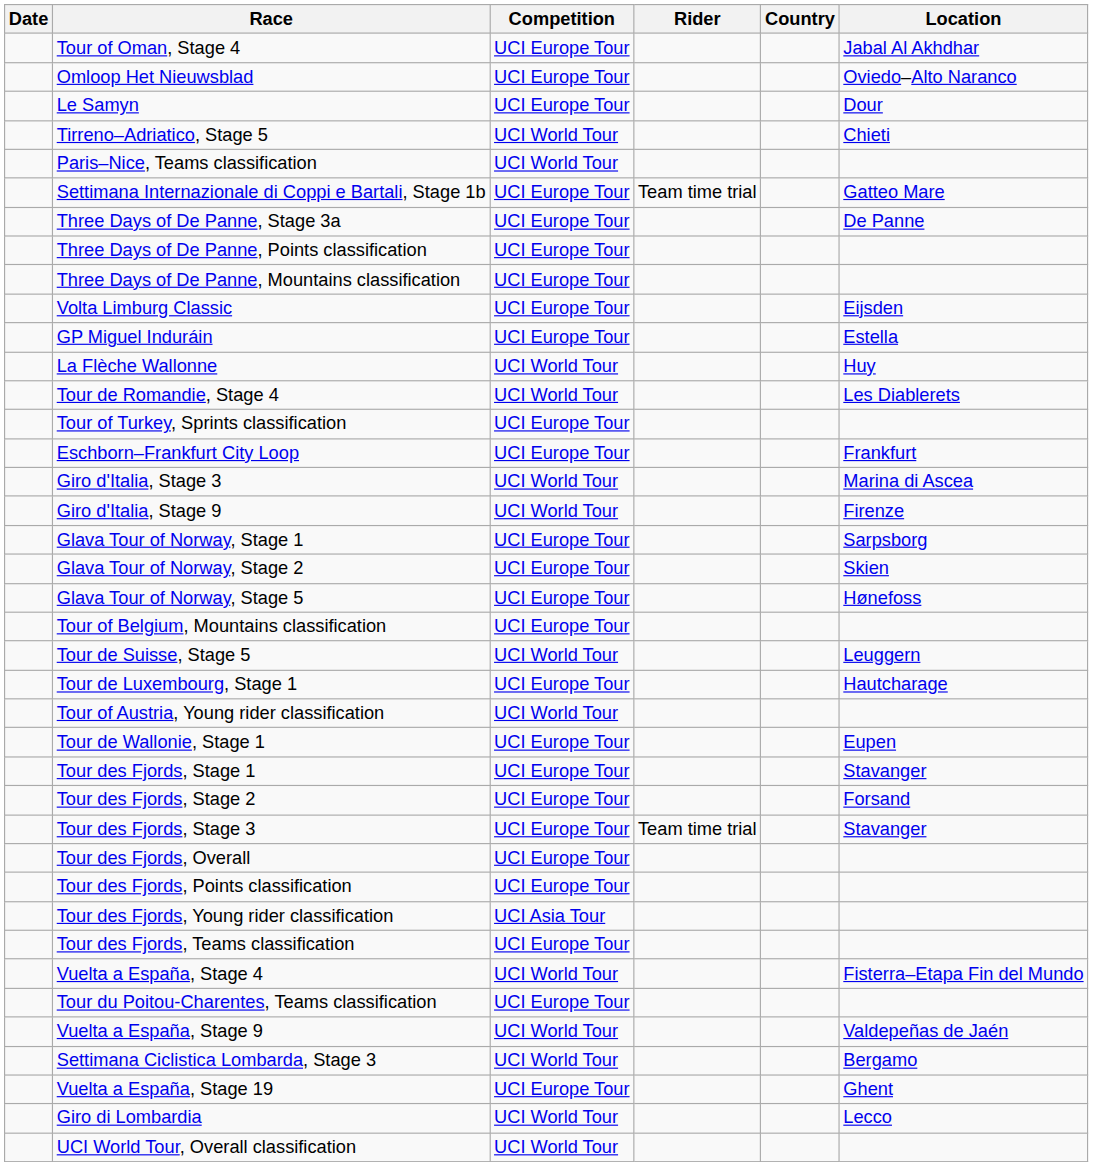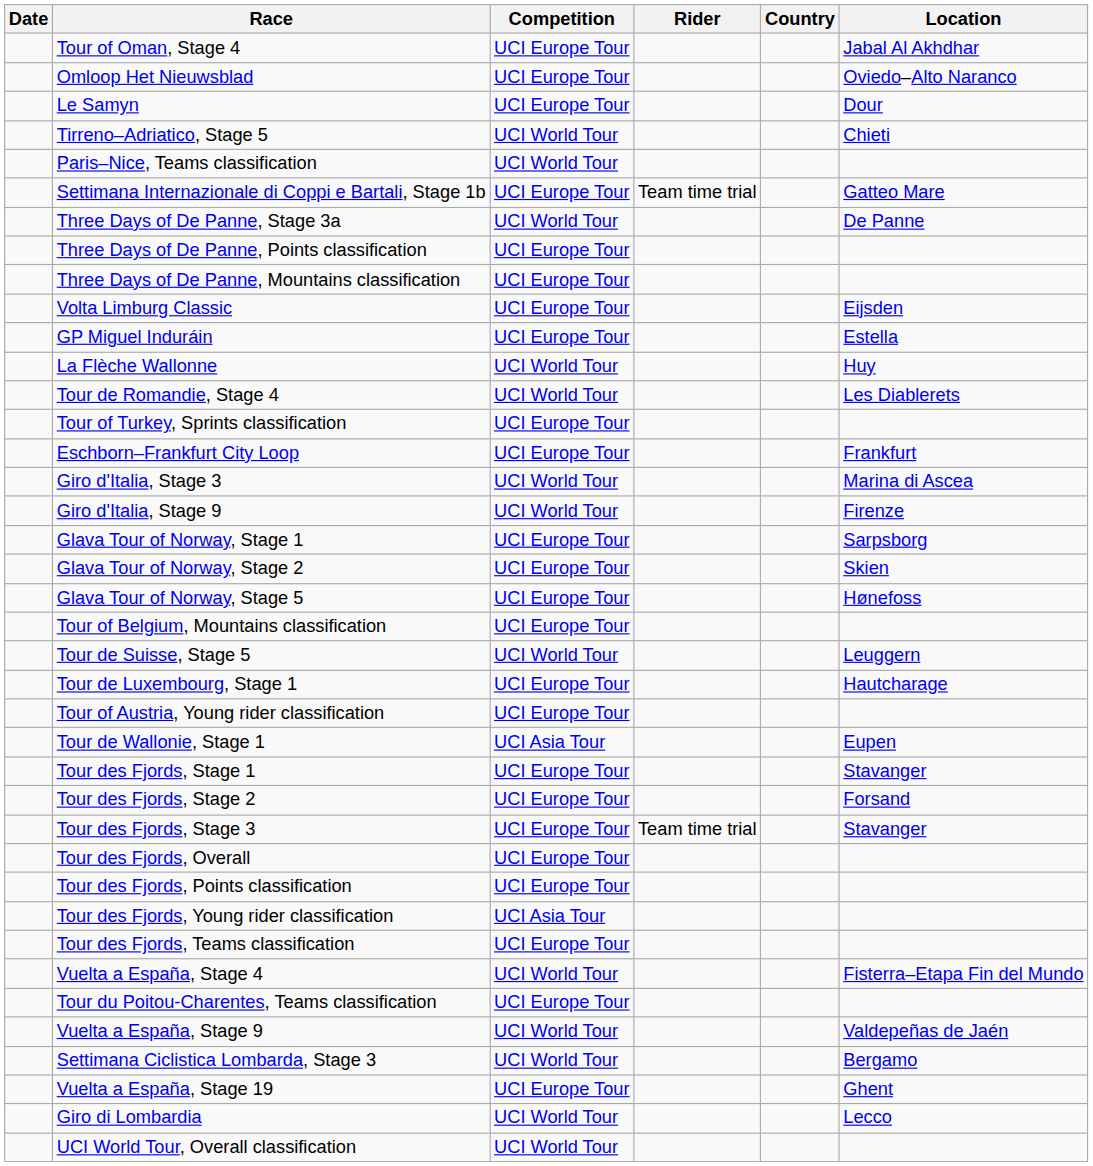(562, 221) UCI Europe Tour -> (556, 221) UCI World Tour
(556, 713) UCI World Tour -> (562, 713) UCI Europe Tour
(562, 742) UCI Europe Tour -> (550, 742) UCI Asia Tour
